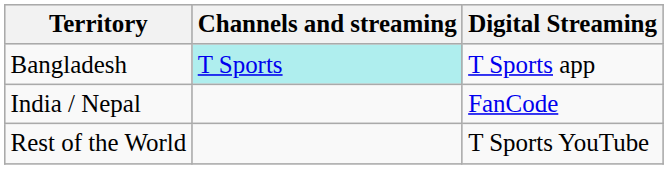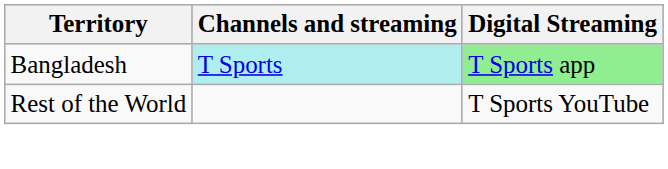(532, 63) no background -> (532, 63) lightgreen background
- row: (76, 103)
